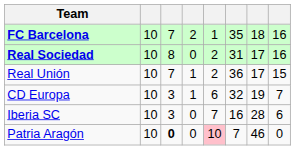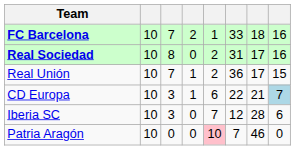(236, 34) 35 -> (236, 34) 33
(236, 94) 32 -> (236, 94) 22
(258, 94) 19 -> (258, 94) 21
(279, 94) no background -> (279, 94) lightblue background
(236, 114) 16 -> (236, 114) 12
(171, 134) bold -> (171, 134) normal
